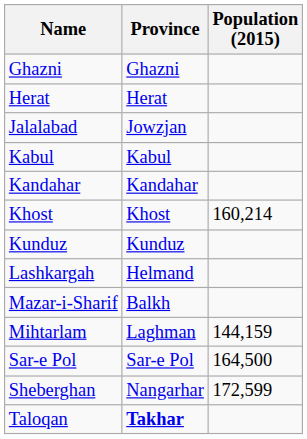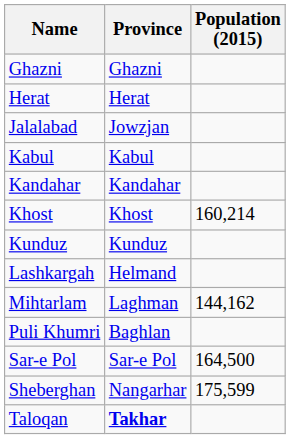- row: (63, 302)
(242, 331) 144,159 -> (225, 302) 144,162
+ row: (55, 331)
(242, 389) 172,599 -> (225, 389) 175,599
